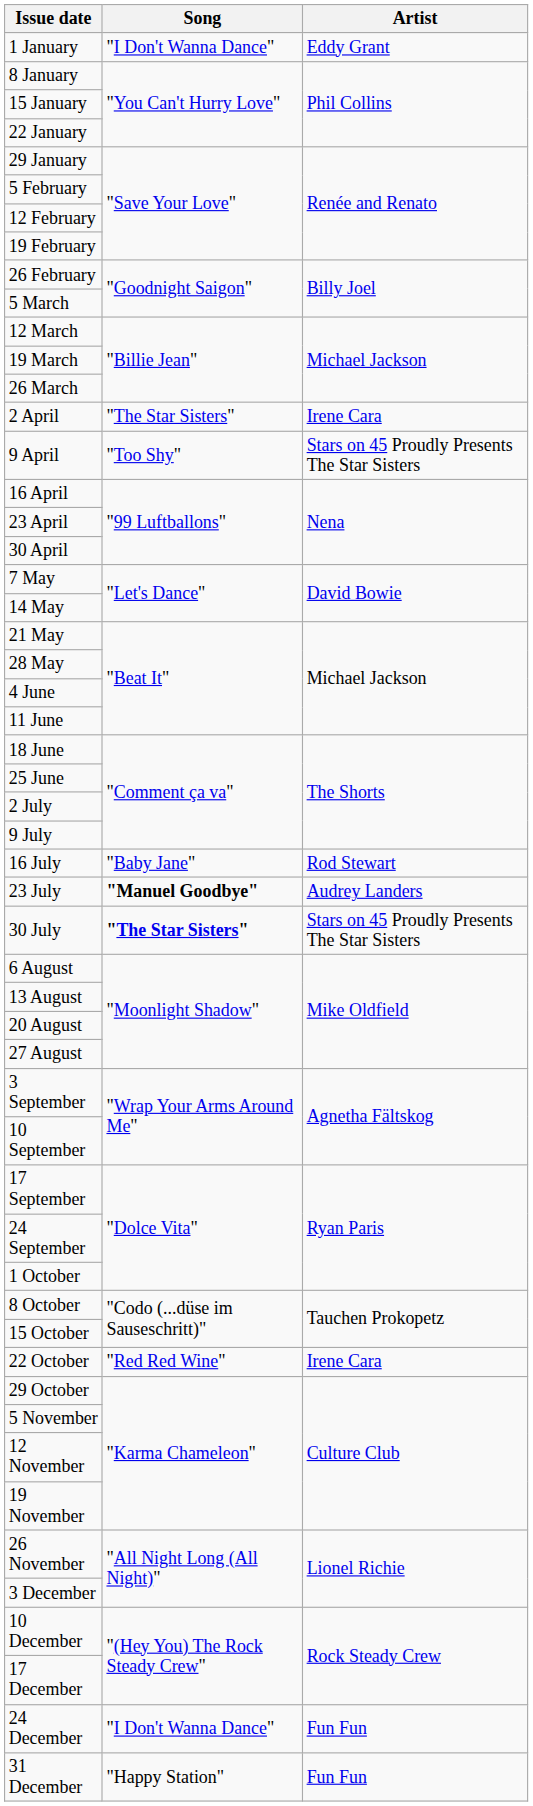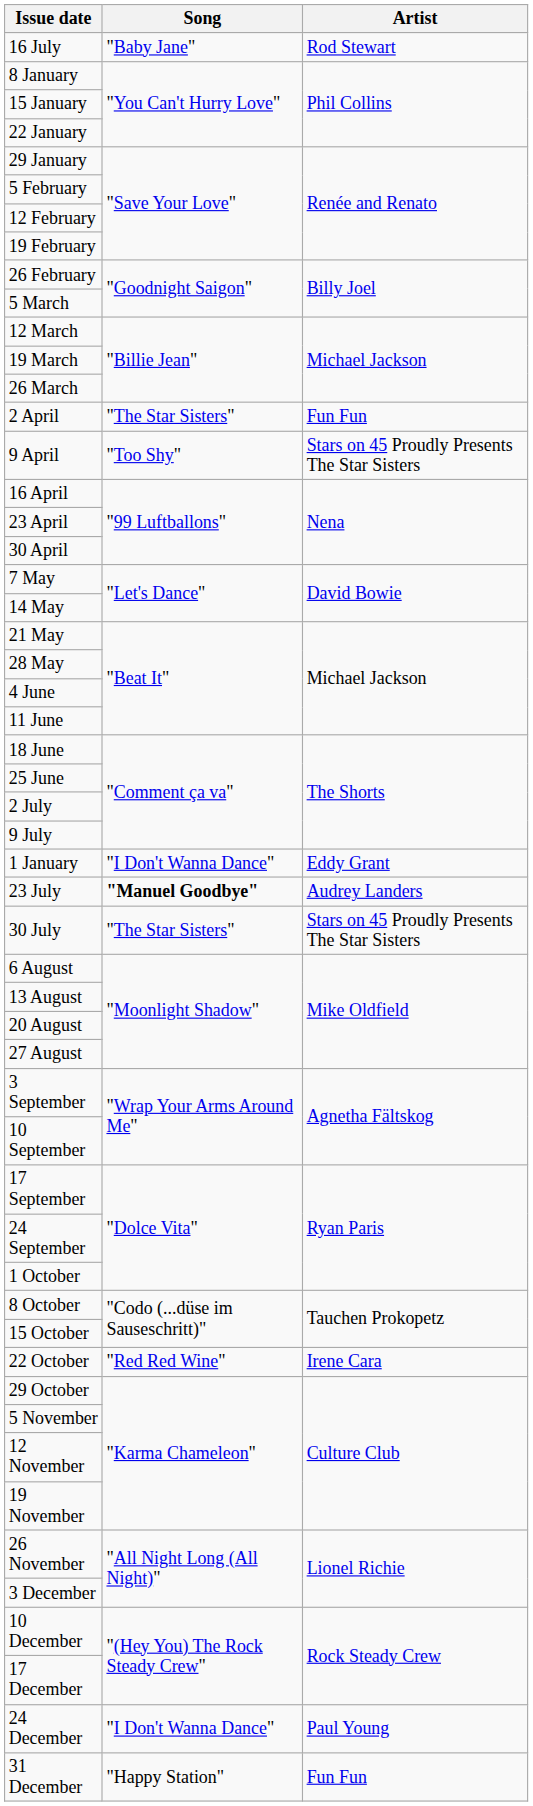rows swapped: (43, 47) <-> (35, 863)
(344, 416) Irene Cara -> (337, 416) Fun Fun
(177, 929) bold -> (171, 929) normal
(337, 1728) Fun Fun -> (348, 1728) Paul Young
